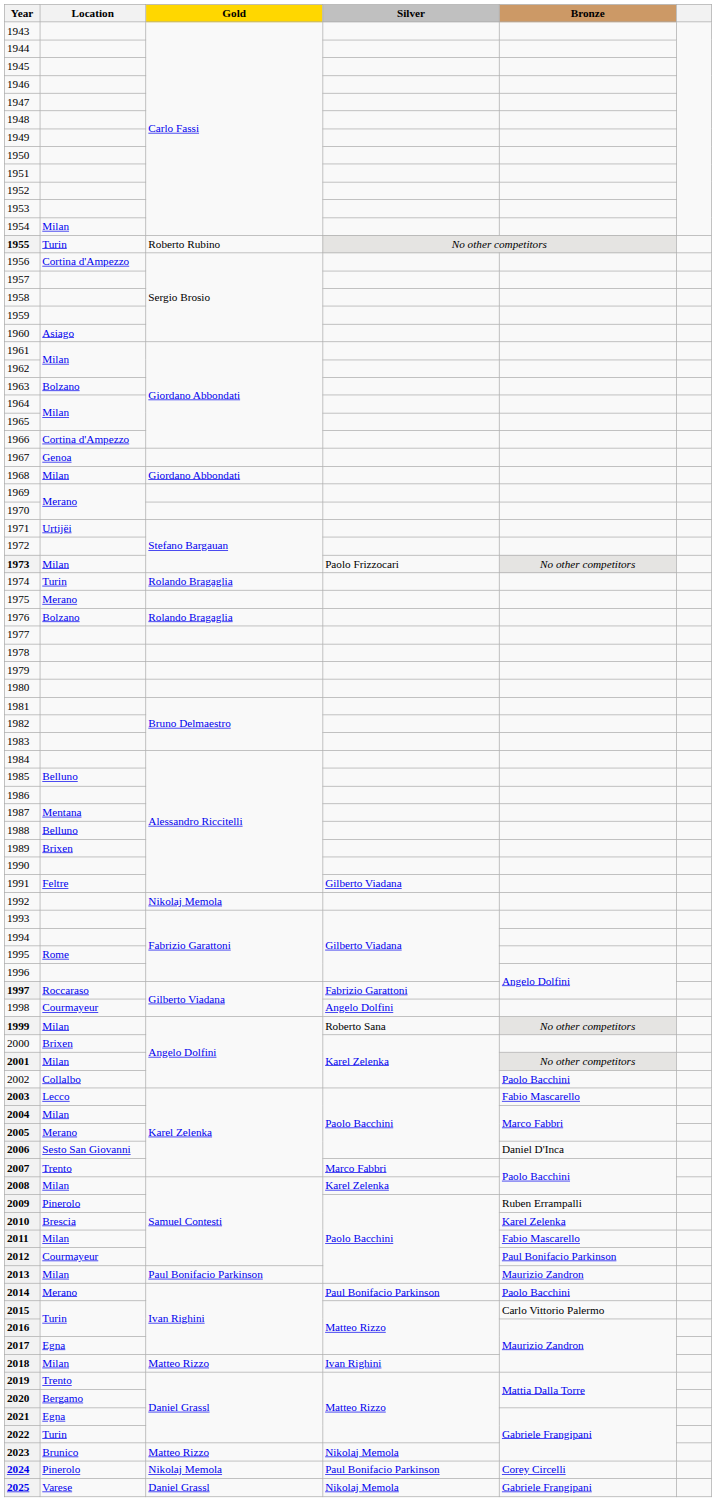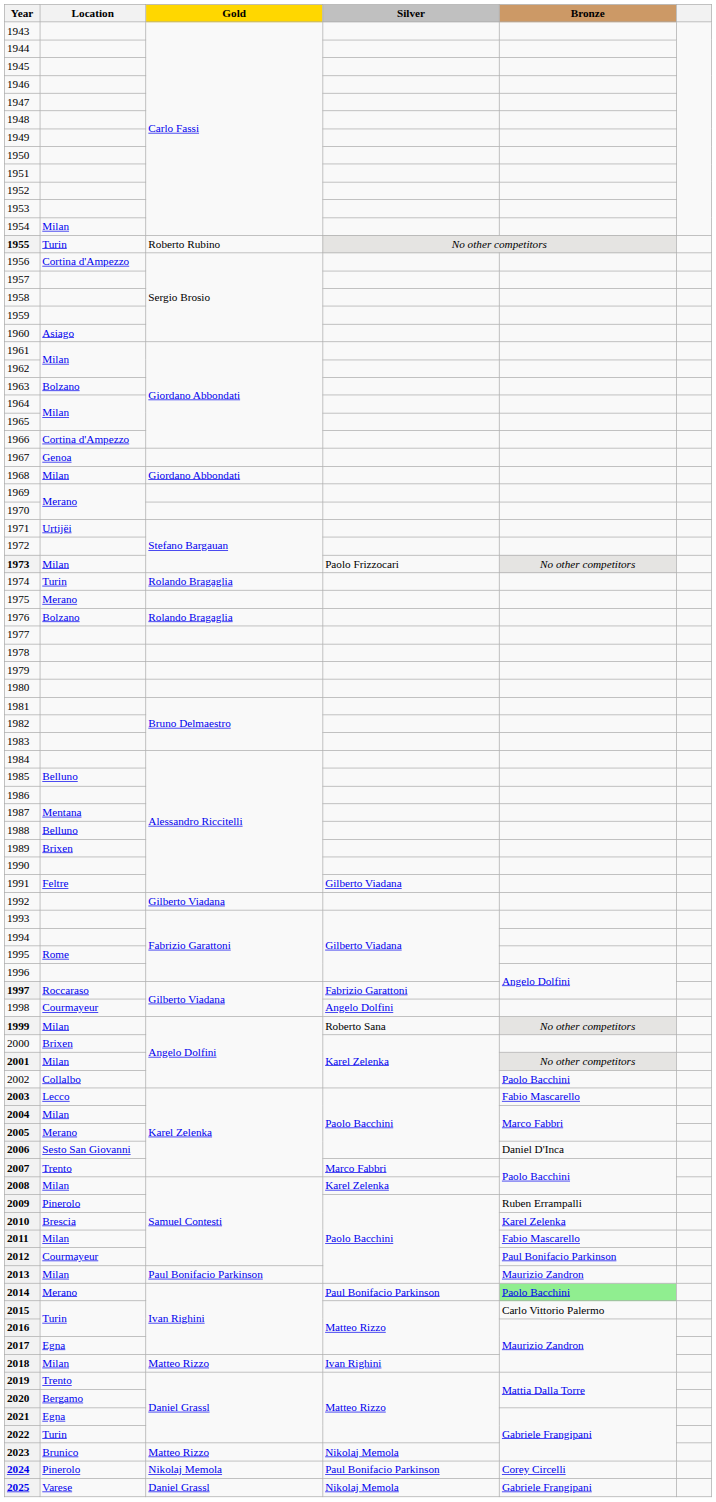(185, 901) Nikolaj Memola -> (187, 901) Gilberto Viadana
(536, 1292) no background -> (536, 1292) lightgreen background
